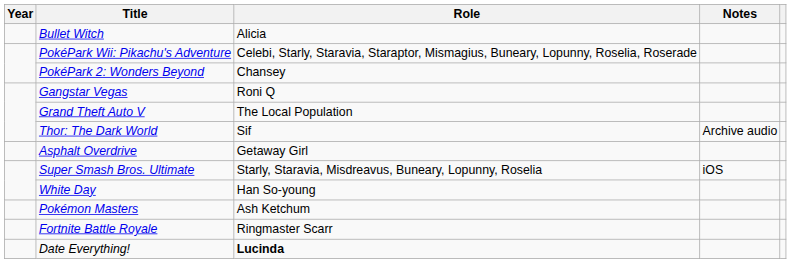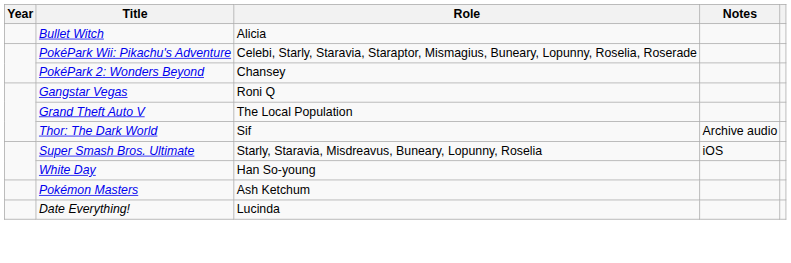- row: (88, 151)
- row: (98, 229)
(260, 248) bold -> (258, 209) normal
